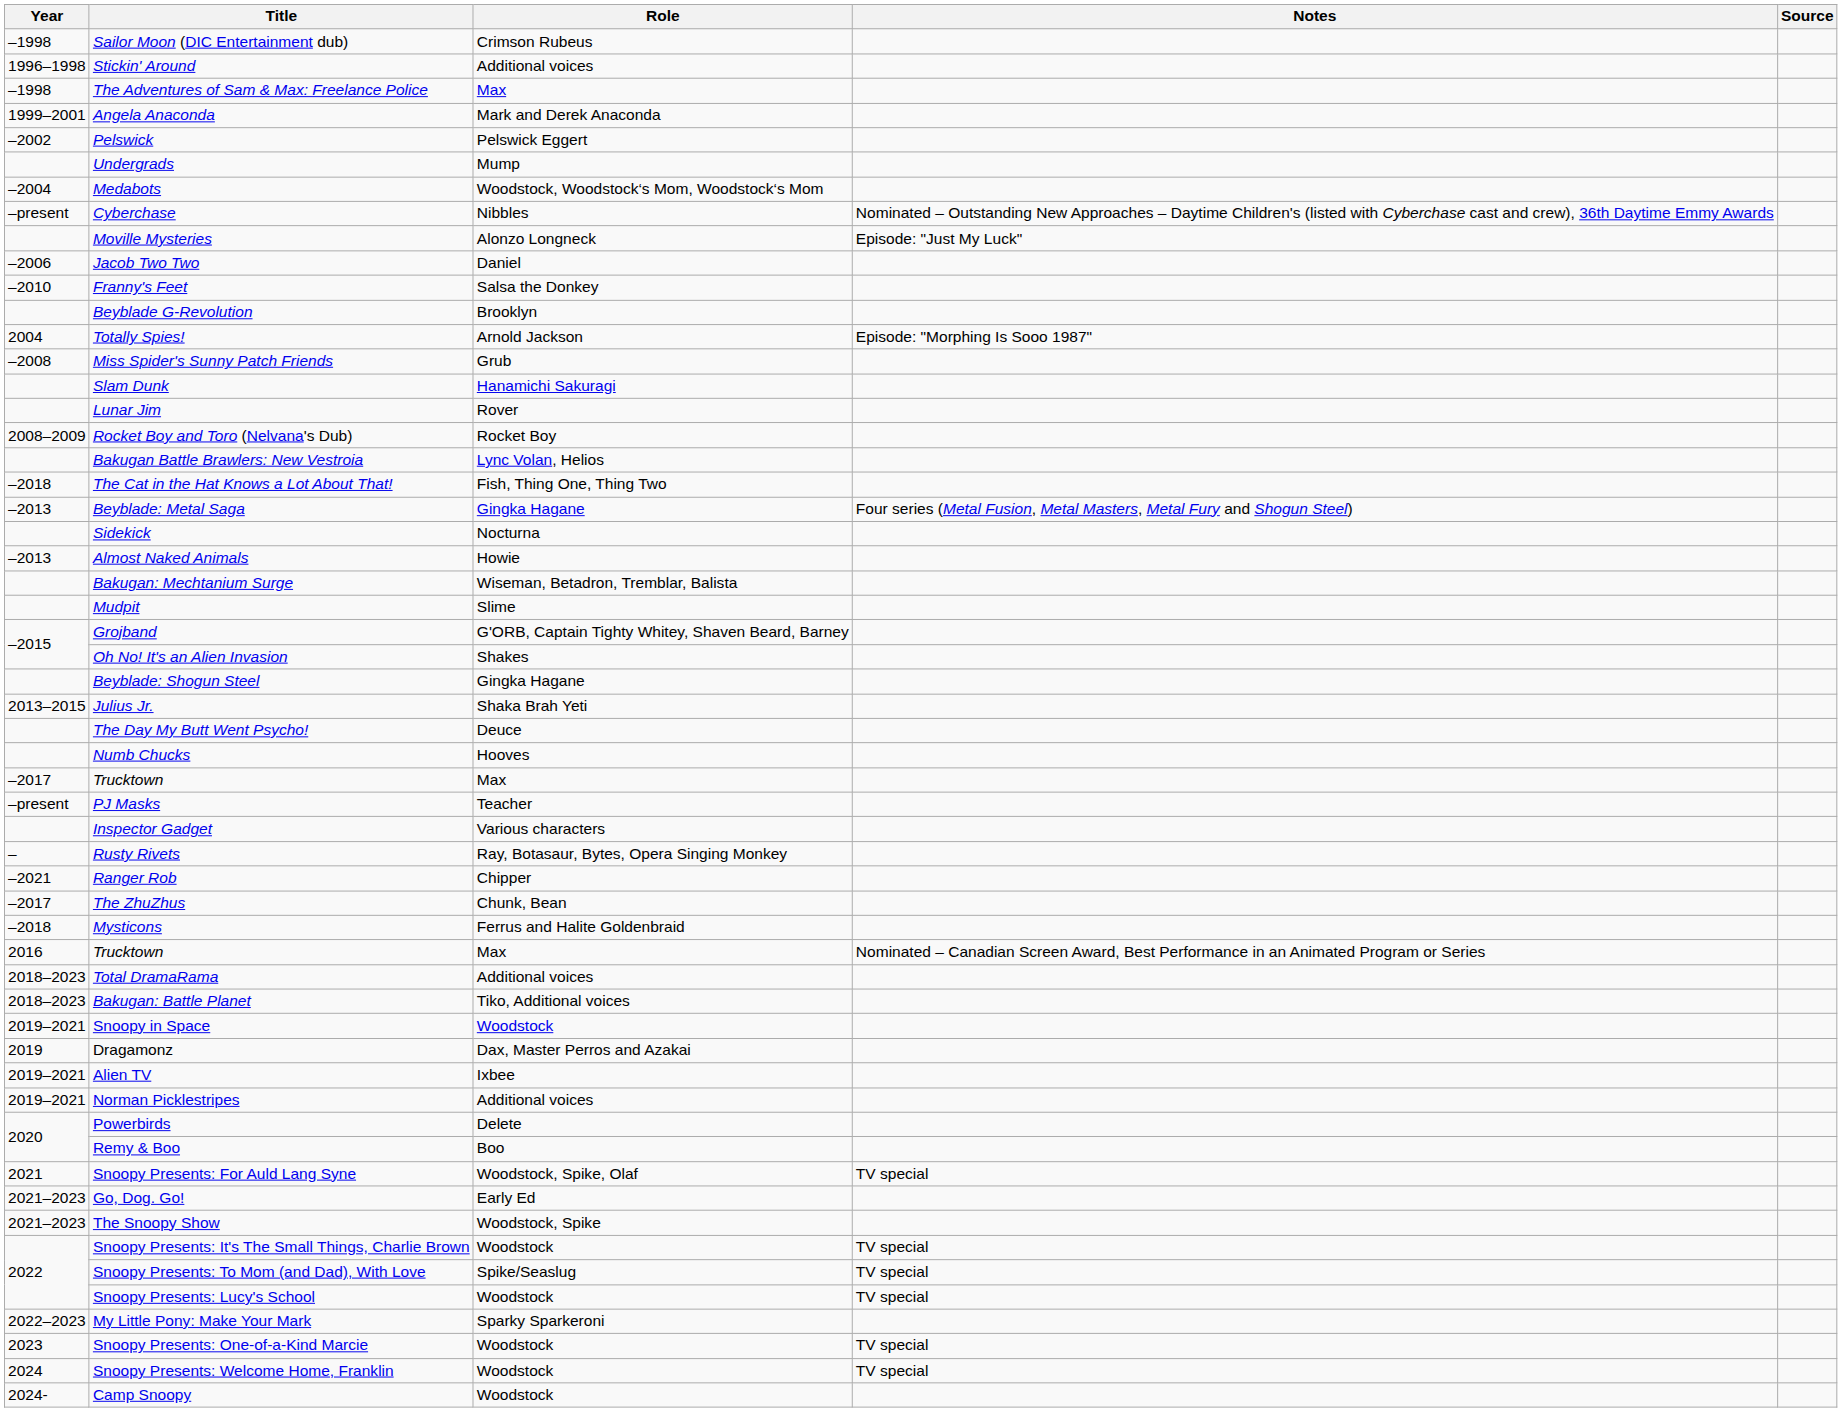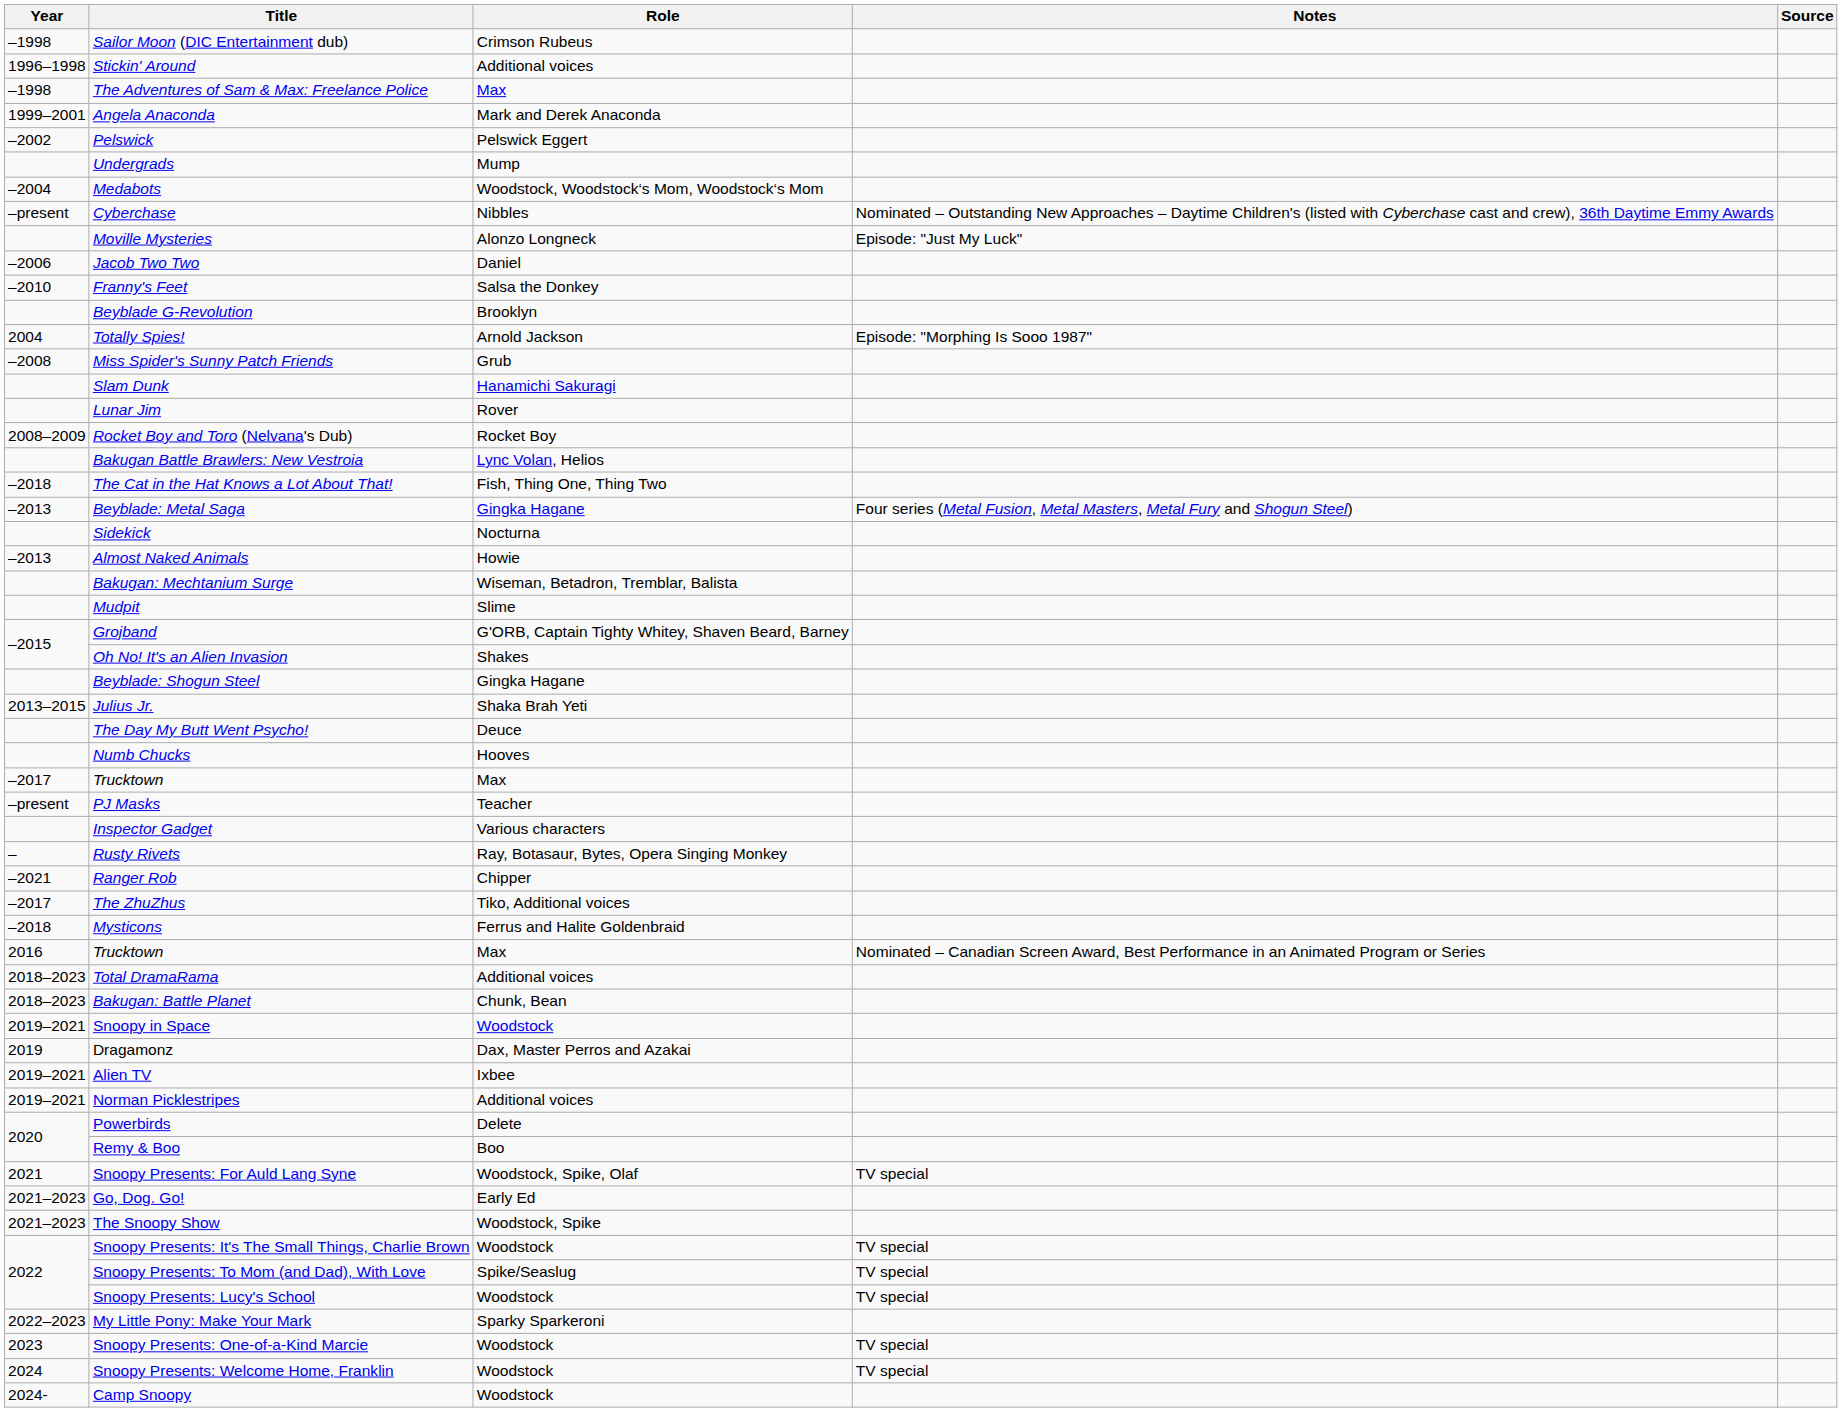(522, 902) Chunk, Bean -> (553, 902) Tiko, Additional voices
(553, 1001) Tiko, Additional voices -> (522, 1001) Chunk, Bean
